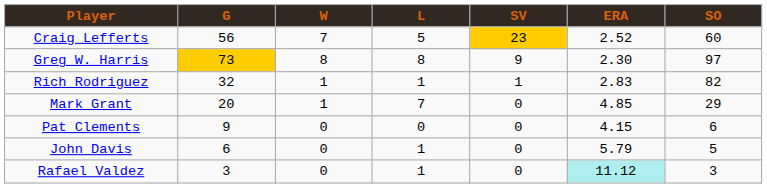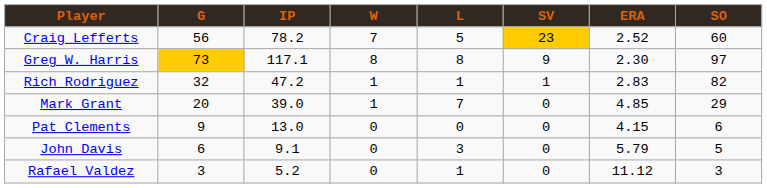+ column: (287, 16)
(421, 149) 1 -> (460, 149) 3
(616, 171) paleturquoise background -> (632, 171) no background
